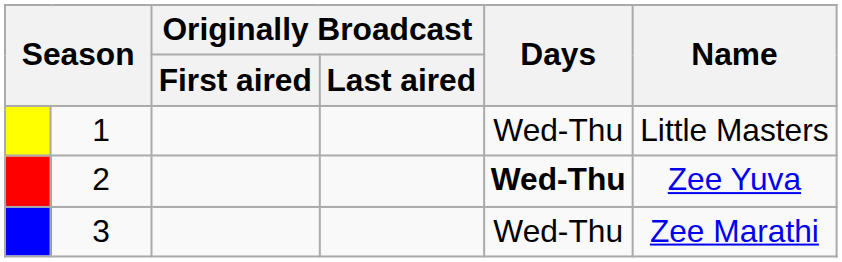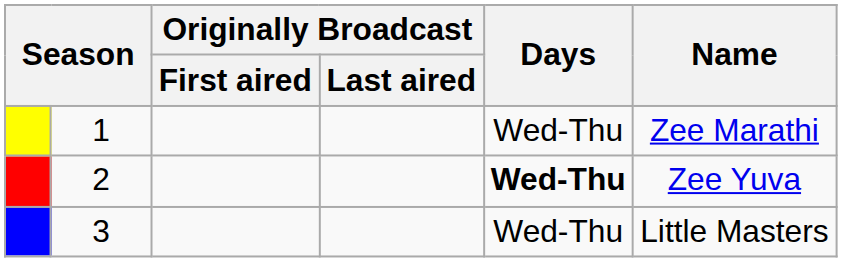(734, 130) Little Masters -> (734, 130) Zee Marathi
(734, 230) Zee Marathi -> (734, 230) Little Masters
